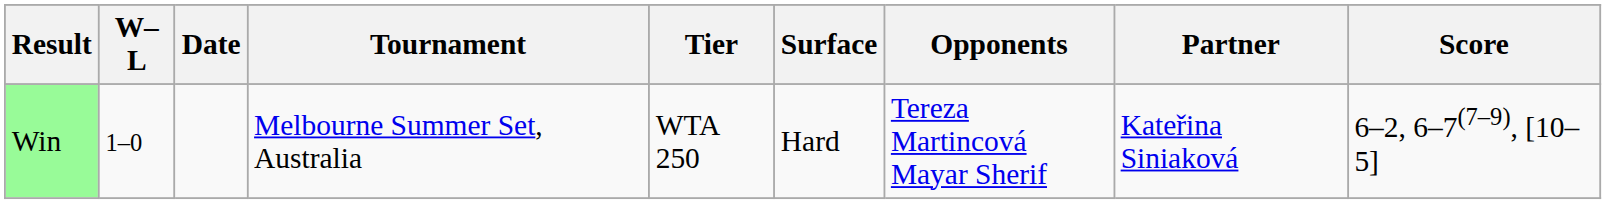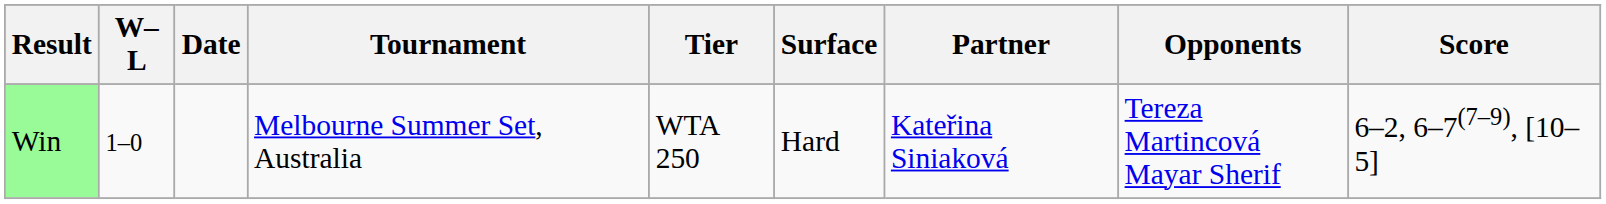columns swapped: (1231, 44) <-> (999, 44)
